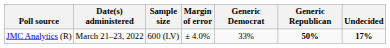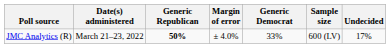columns swapped: (163, 17) <-> (310, 17)
(364, 36) bold -> (364, 36) normal
